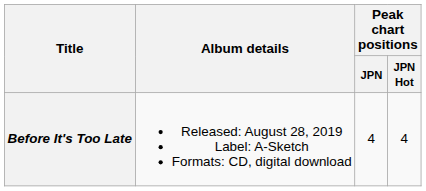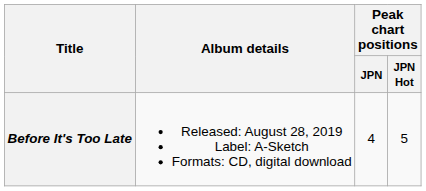(404, 139) 4 -> (404, 139) 5
